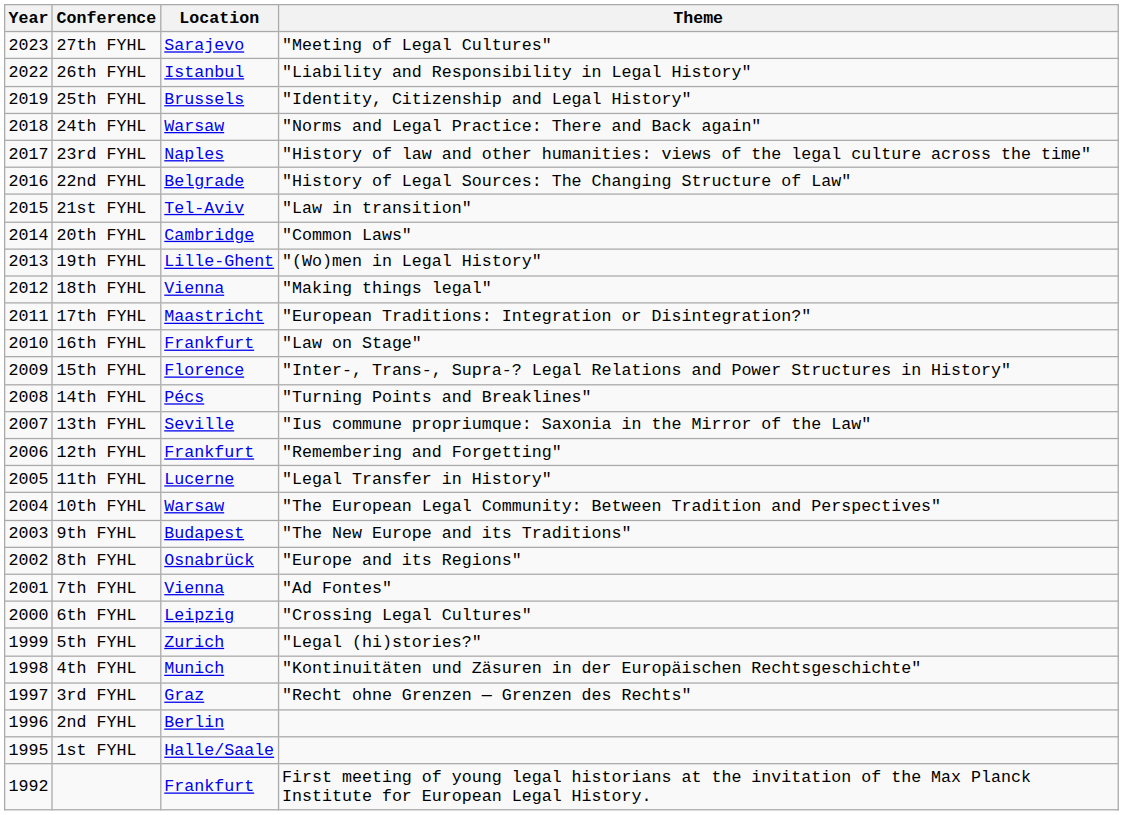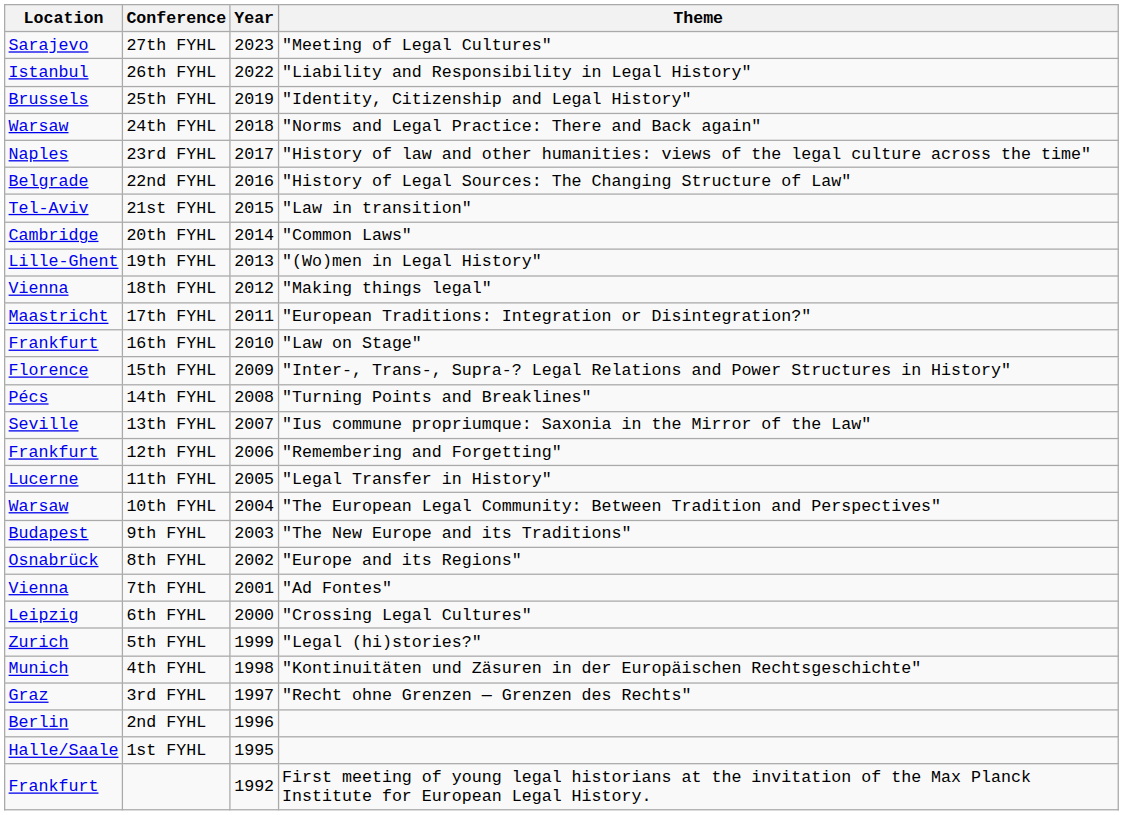columns swapped: (29, 18) <-> (219, 18)
